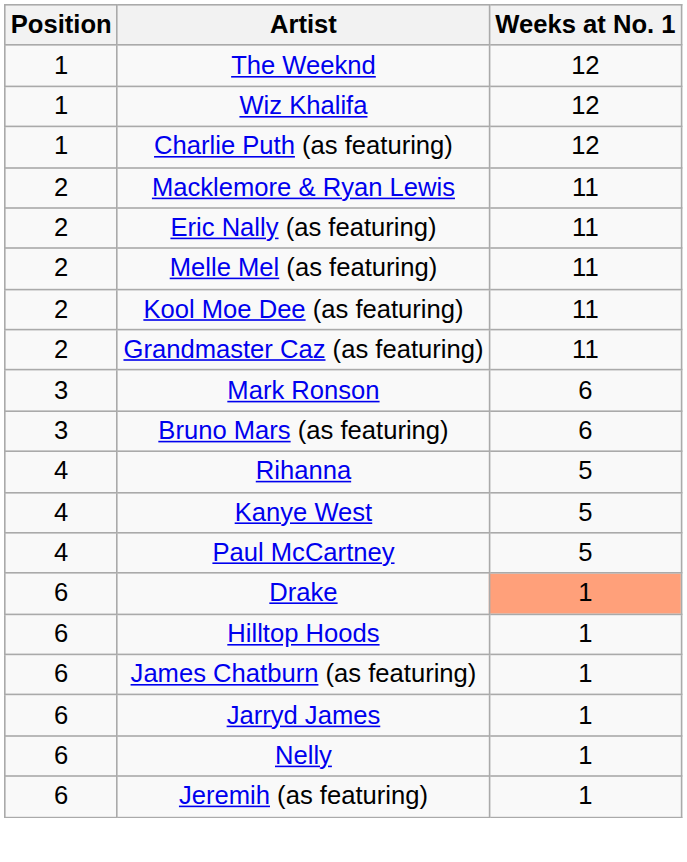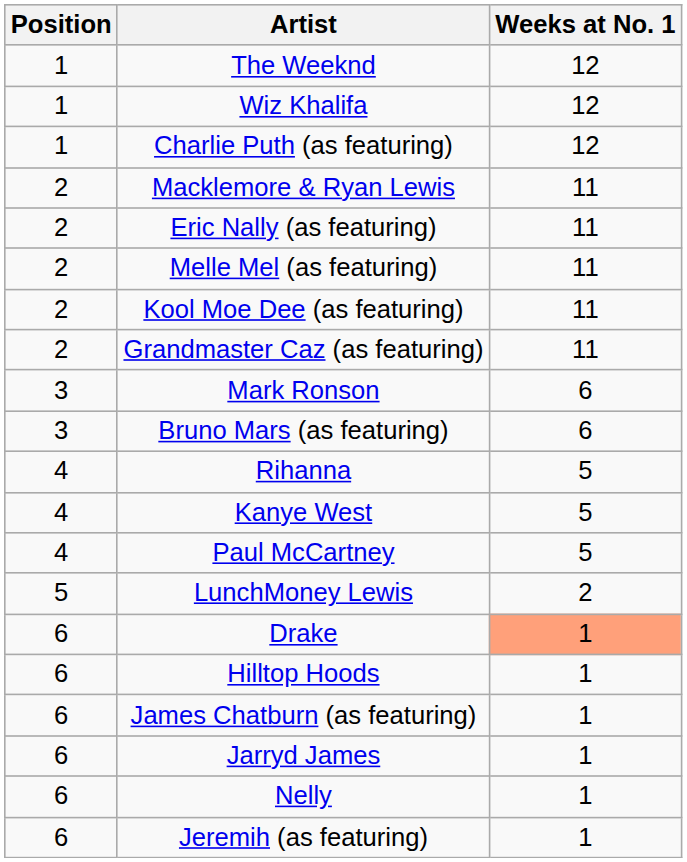+ row: (303, 593)
